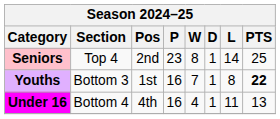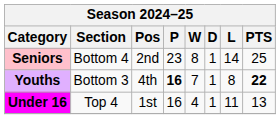(101, 59) Top 4 -> (101, 59) Bottom 4
(148, 80) 1st -> (148, 80) 4th
(174, 80) normal -> (174, 80) bold
(101, 102) Bottom 4 -> (101, 102) Top 4
(148, 102) 4th -> (148, 102) 1st
